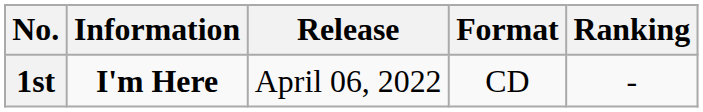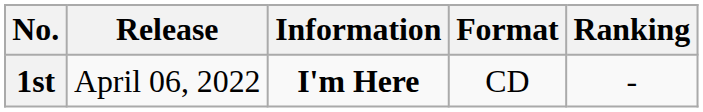columns swapped: (157, 29) <-> (348, 29)
